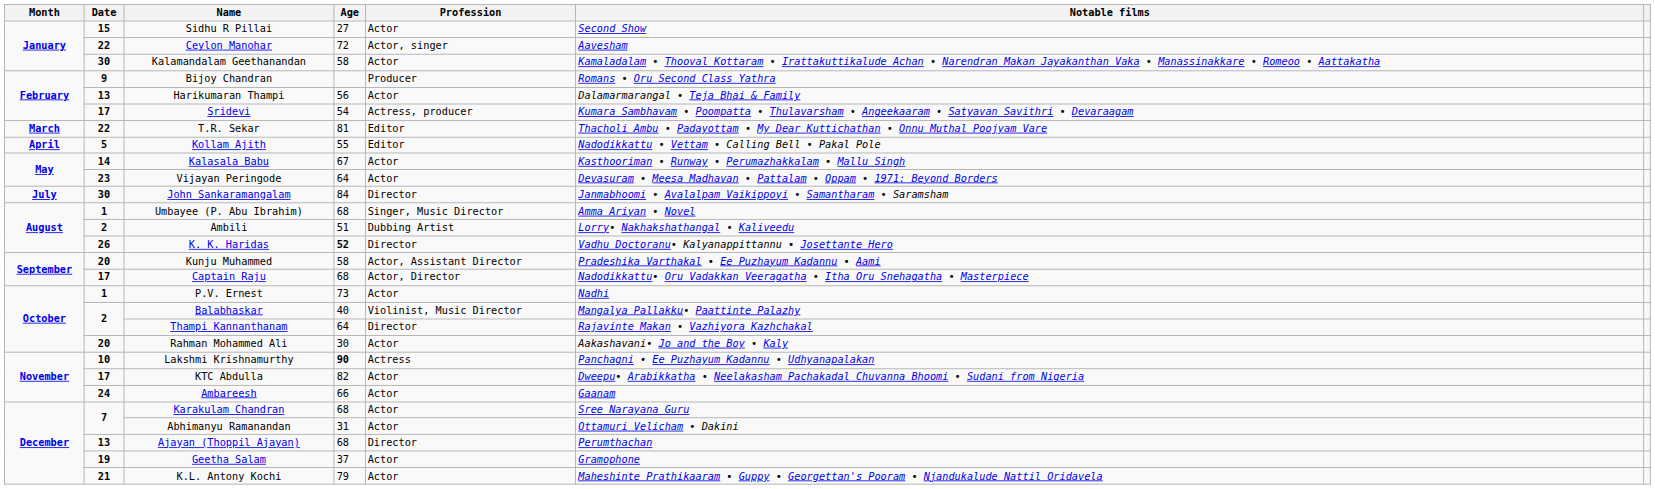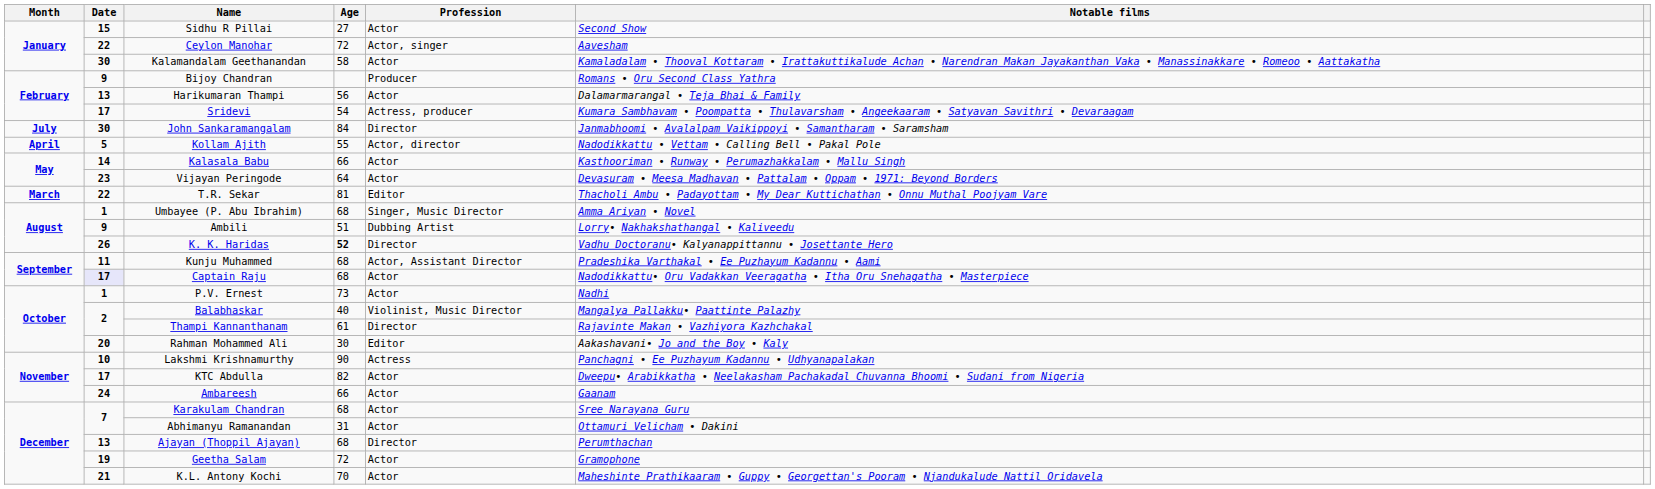rows swapped: (229, 129) <-> (229, 195)
(386, 145) Editor -> (414, 145) Actor, director
(343, 162) 67 -> (343, 162) 66
(104, 228) 2 -> (104, 228) 9
(104, 261) 20 -> (104, 261) 11
(343, 261) 58 -> (343, 261) 68
(104, 278) no background -> (104, 278) lavender background
(414, 278) Actor, Director -> (383, 278) Actor
(343, 327) 64 -> (343, 327) 61
(383, 344) Actor -> (386, 344) Editor
(343, 361) bold -> (343, 361) normal
(343, 460) 37 -> (343, 460) 72
(343, 476) 79 -> (343, 476) 70
